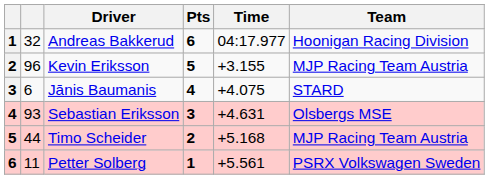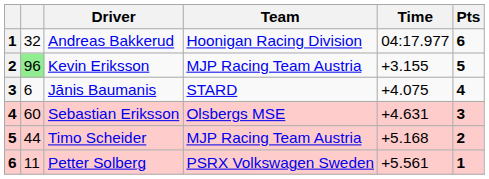columns swapped: (387, 17) <-> (198, 17)
(32, 65) no background -> (32, 65) lightgreen background
(32, 114) 93 -> (32, 114) 60
